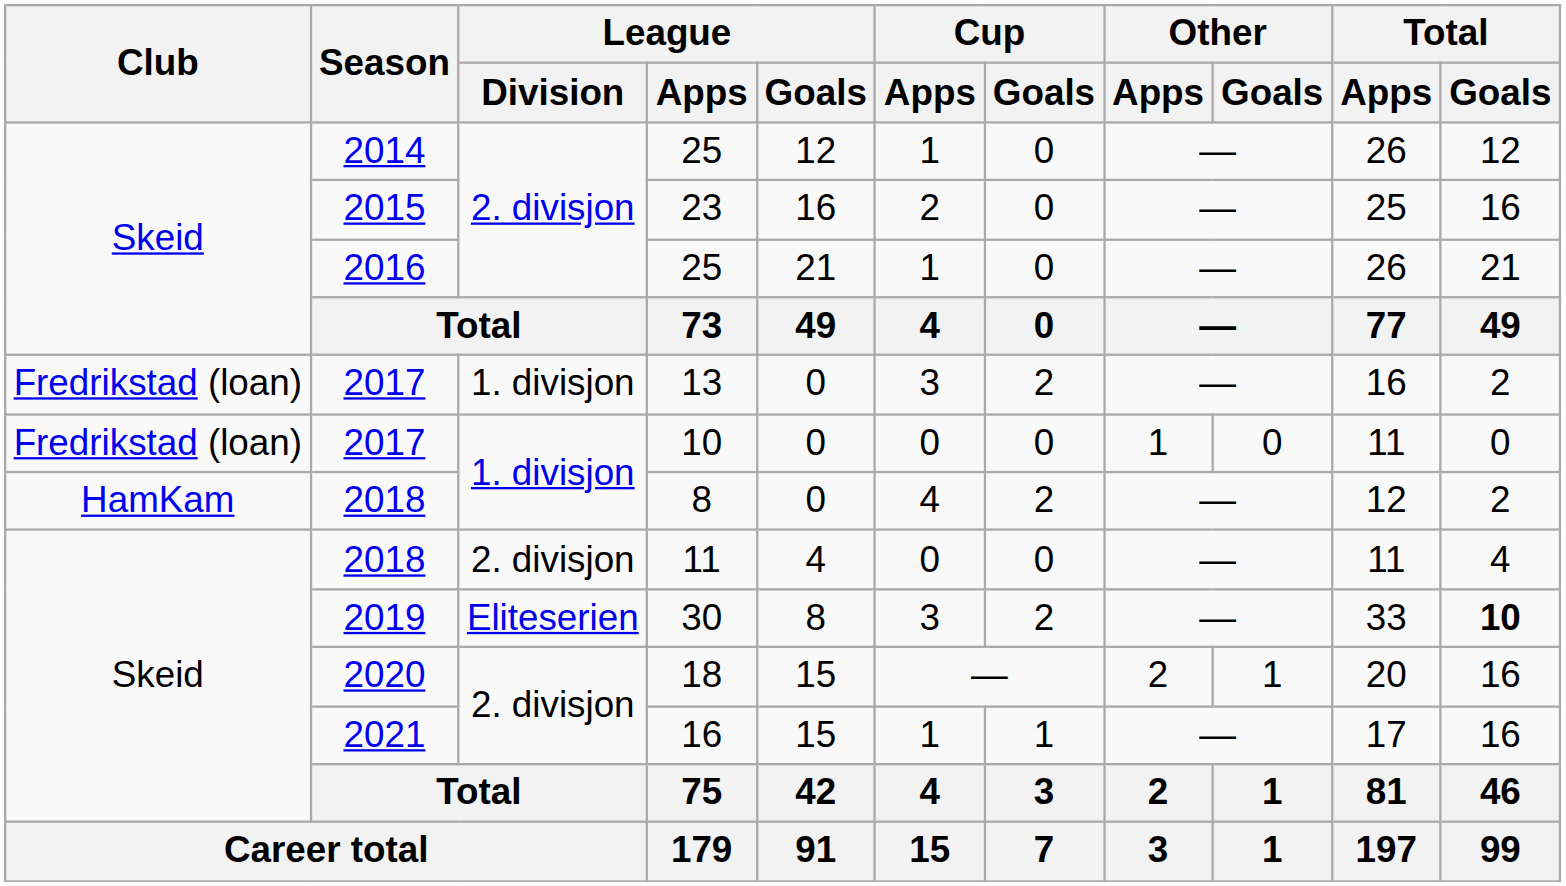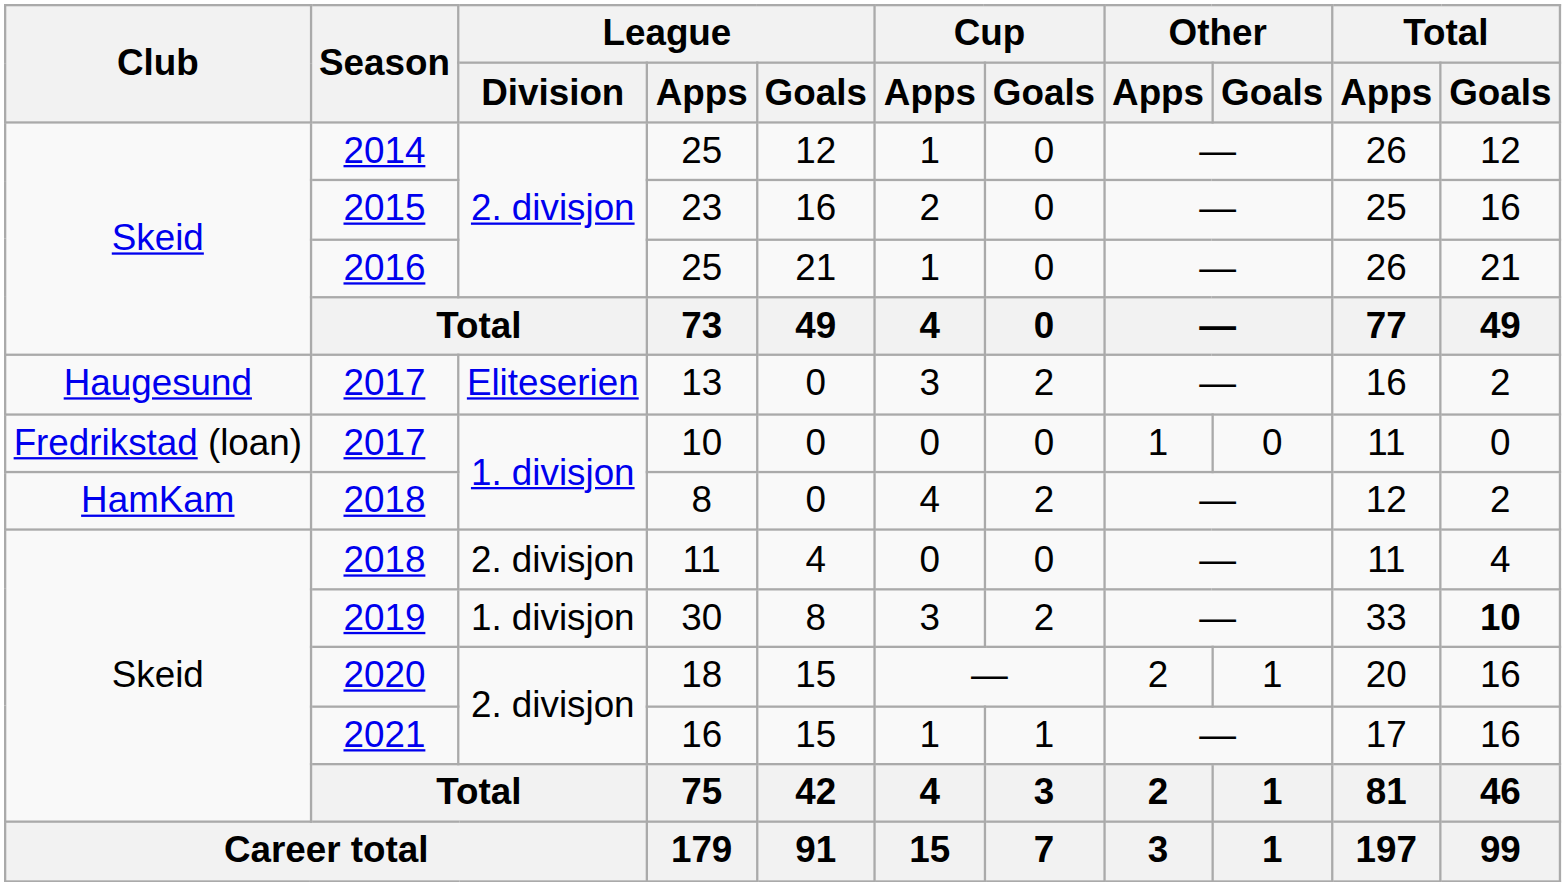(158, 383) Fredrikstad (loan) -> (158, 383) Haugesund
(553, 383) 1. divisjon -> (553, 383) Eliteserien
(553, 617) Eliteserien -> (553, 617) 1. divisjon
